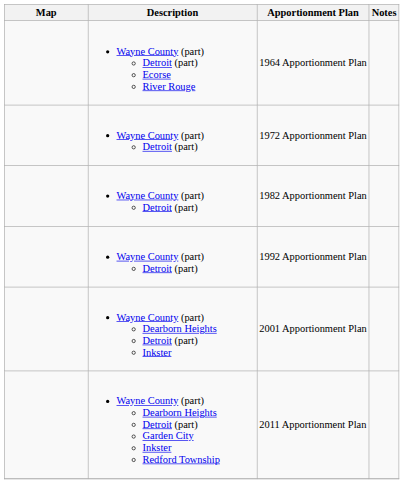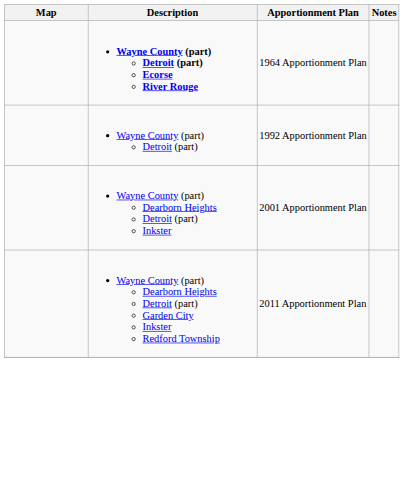(172, 69) normal -> (172, 69) bold
- row: (313, 135)
- row: (313, 196)
